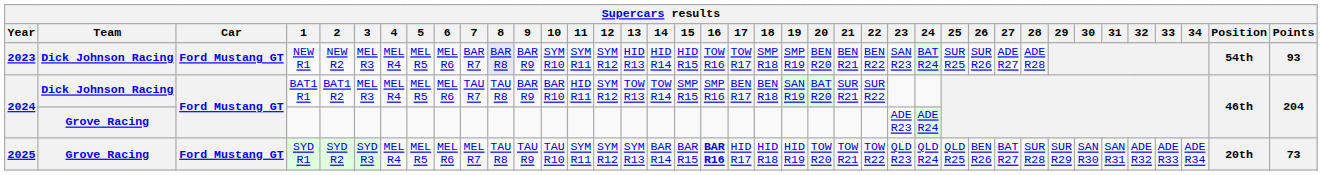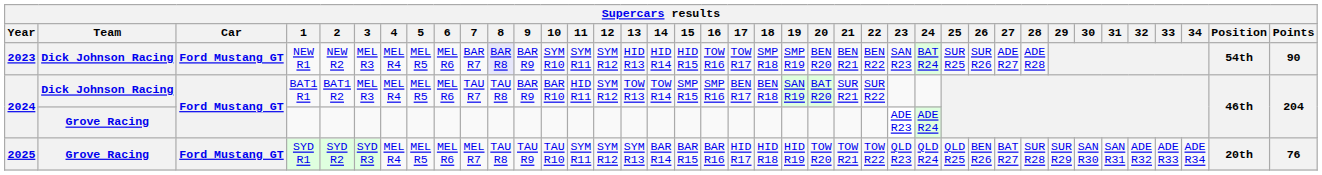(1294, 58) 93 -> (1294, 58) 90
(714, 154) bold -> (714, 154) normal
(1294, 154) 73 -> (1294, 154) 76
